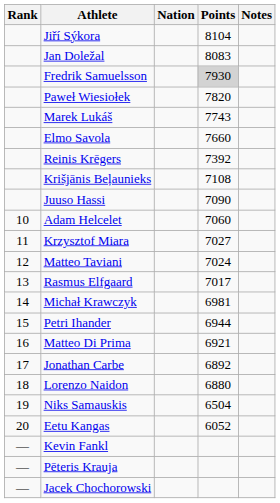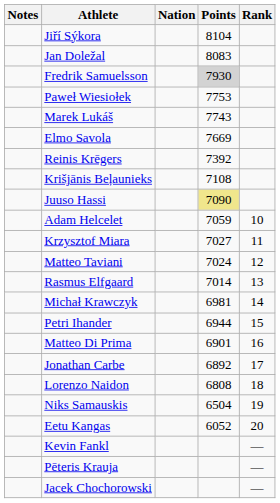columns swapped: (23, 14) <-> (257, 14)
(218, 96) 7820 -> (219, 96) 7753
(218, 138) 7660 -> (219, 138) 7669
(218, 199) no background -> (219, 199) khaki background
(218, 220) 7060 -> (219, 220) 7059
(218, 281) 7017 -> (219, 281) 7014
(218, 343) 6921 -> (219, 343) 6901
(218, 384) 6880 -> (219, 384) 6808
